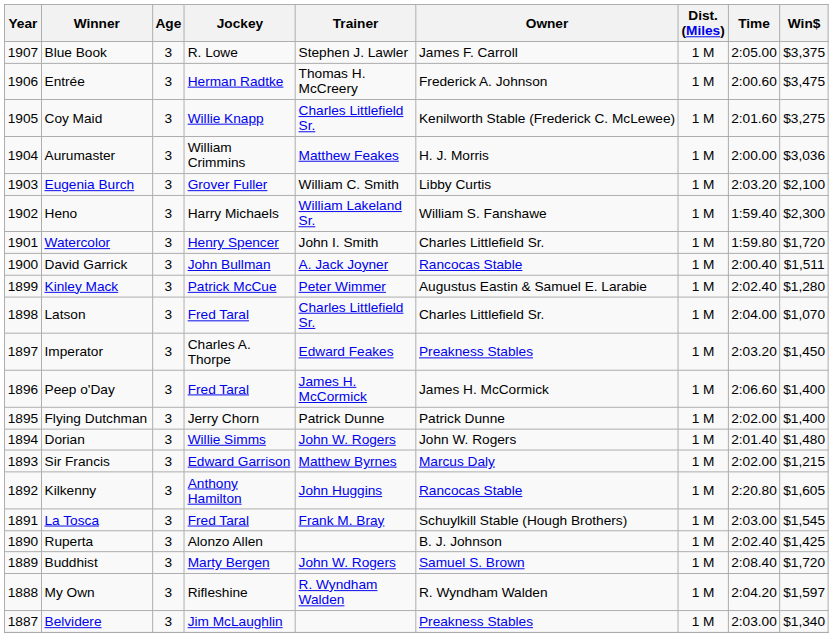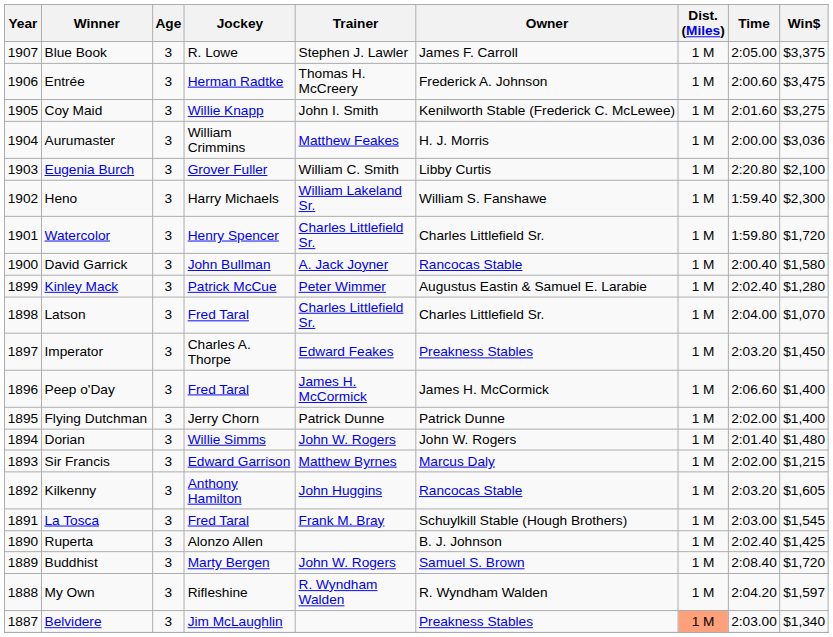(351, 119) Charles Littlefield Sr. -> (338, 111) John I. Smith
(754, 185) 2:03.20 -> (754, 169) 2:20.80
(338, 243) John I. Smith -> (351, 235) Charles Littlefield Sr.
(804, 265) $1,511 -> (804, 265) $1,580
(754, 491) 2:20.80 -> (754, 491) 2:03.20
(703, 622) no background -> (703, 622) lightsalmon background
